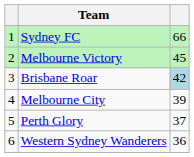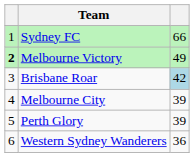(11, 57) normal -> (11, 57) bold
(179, 57) 45 -> (179, 57) 49
(179, 120) 37 -> (179, 120) 39
